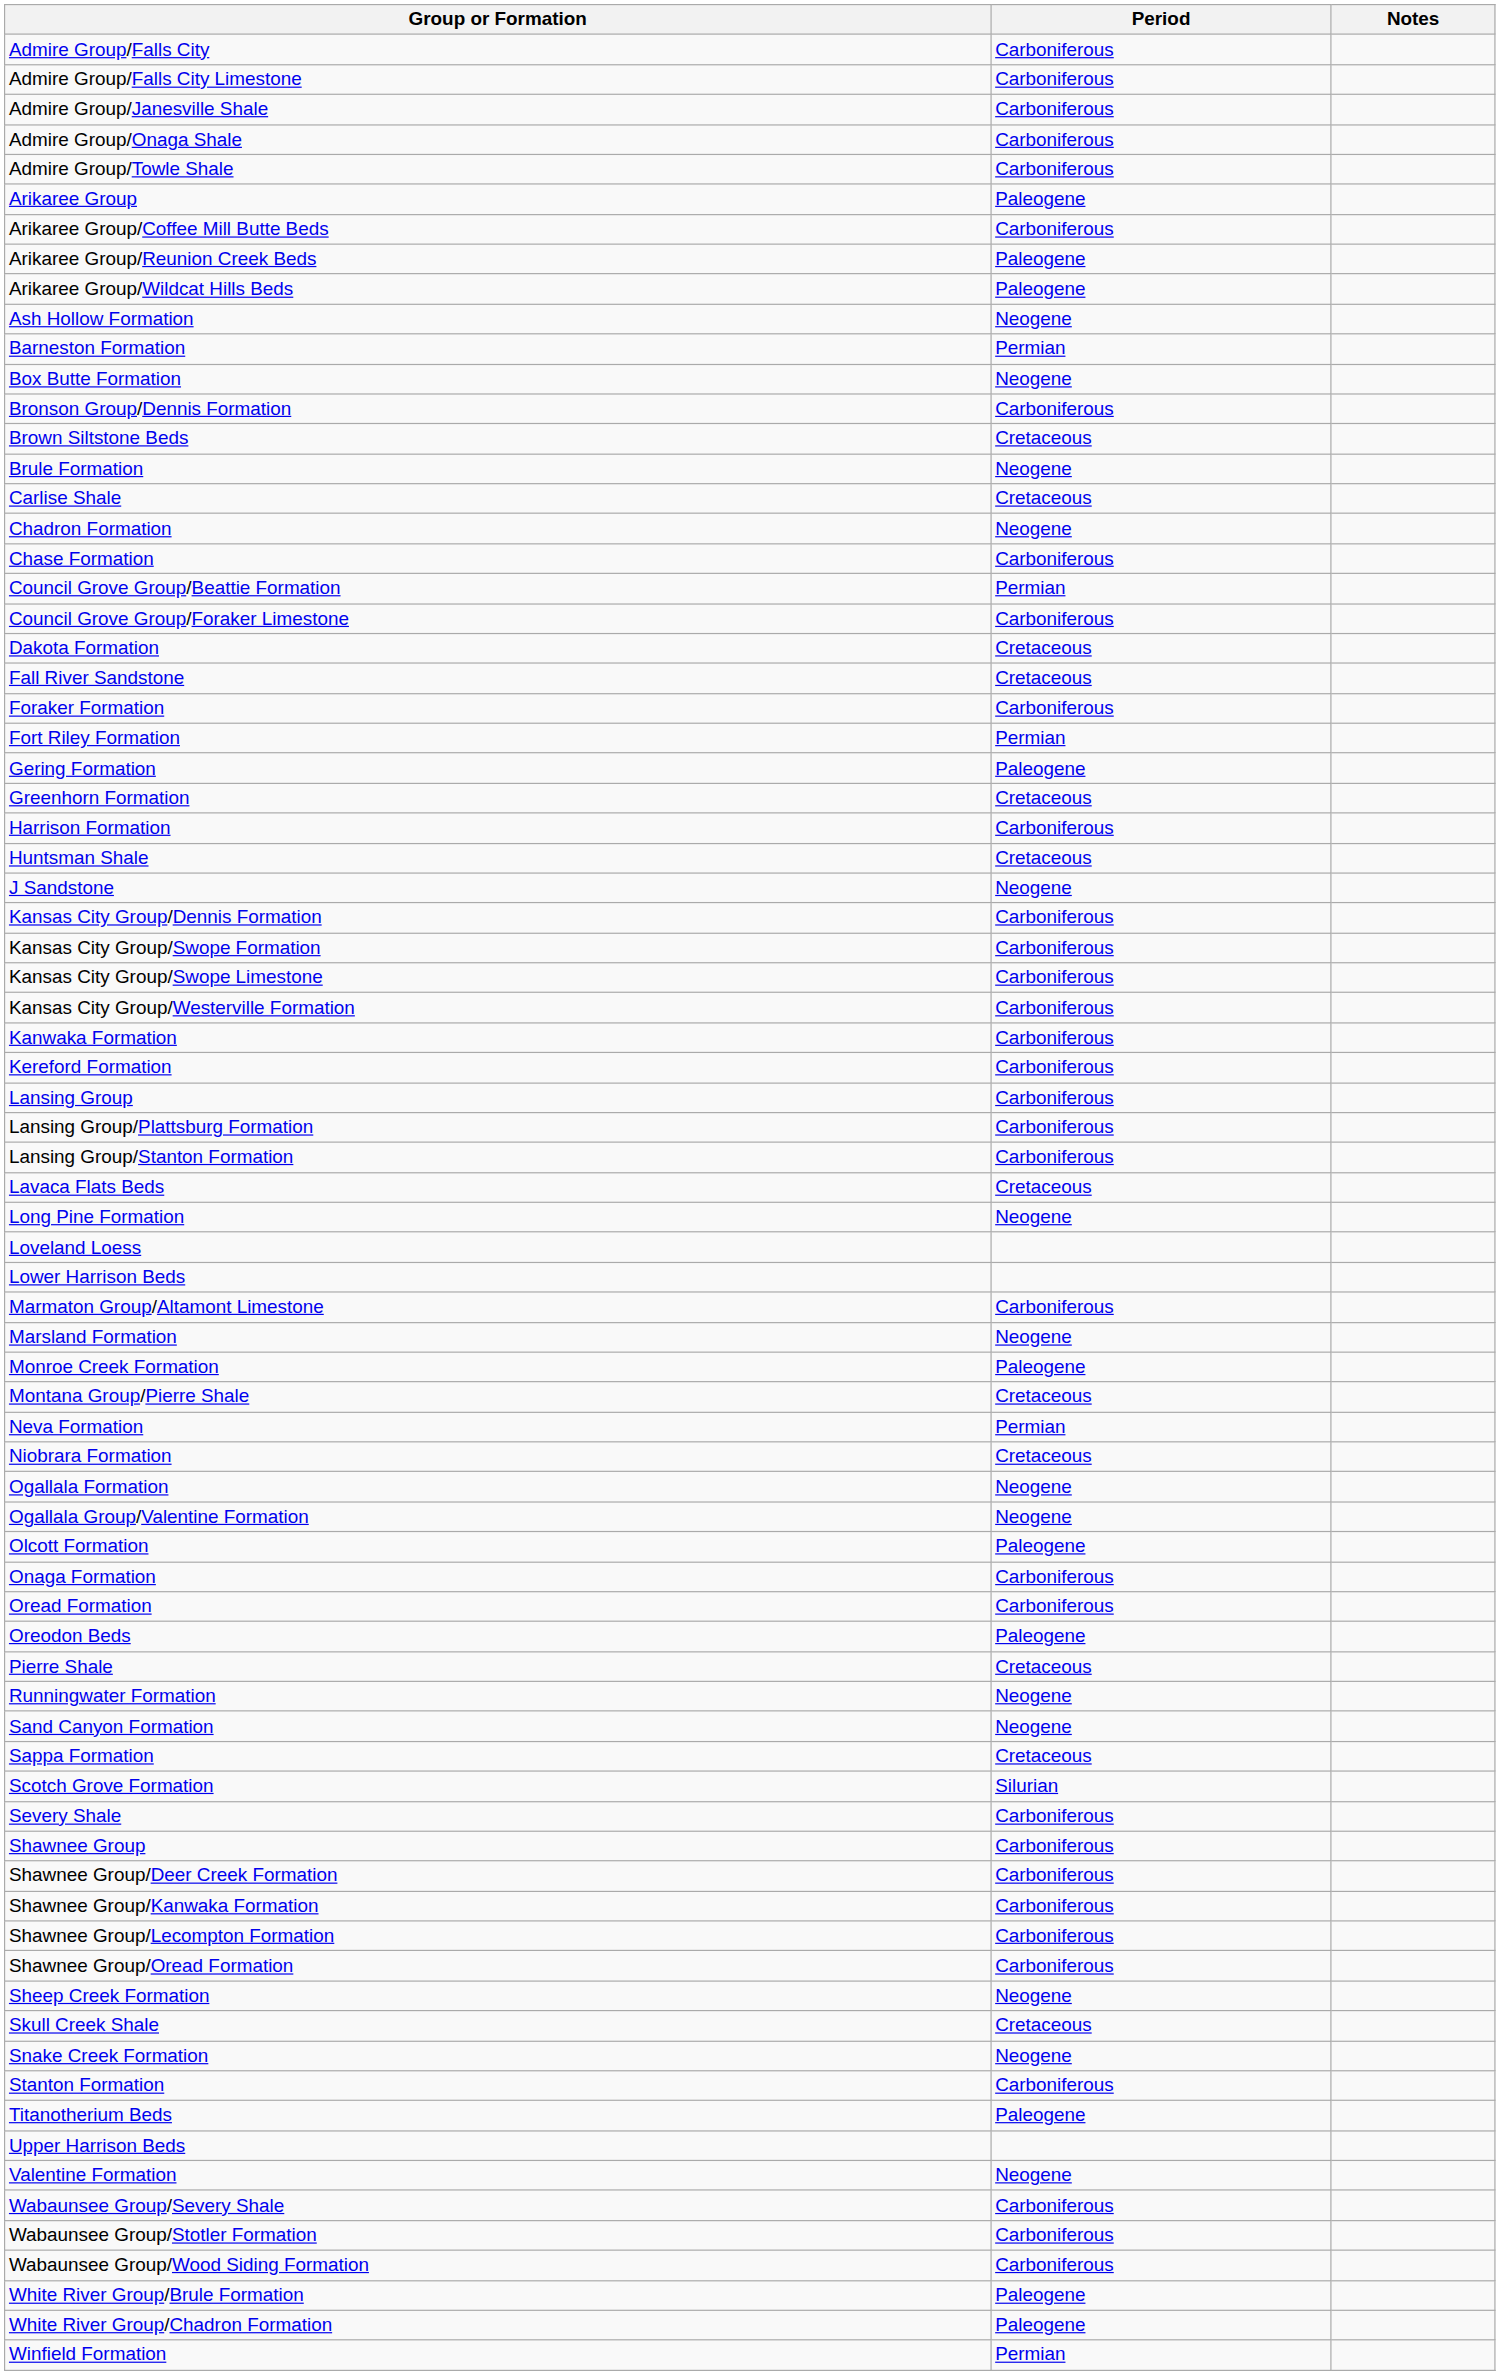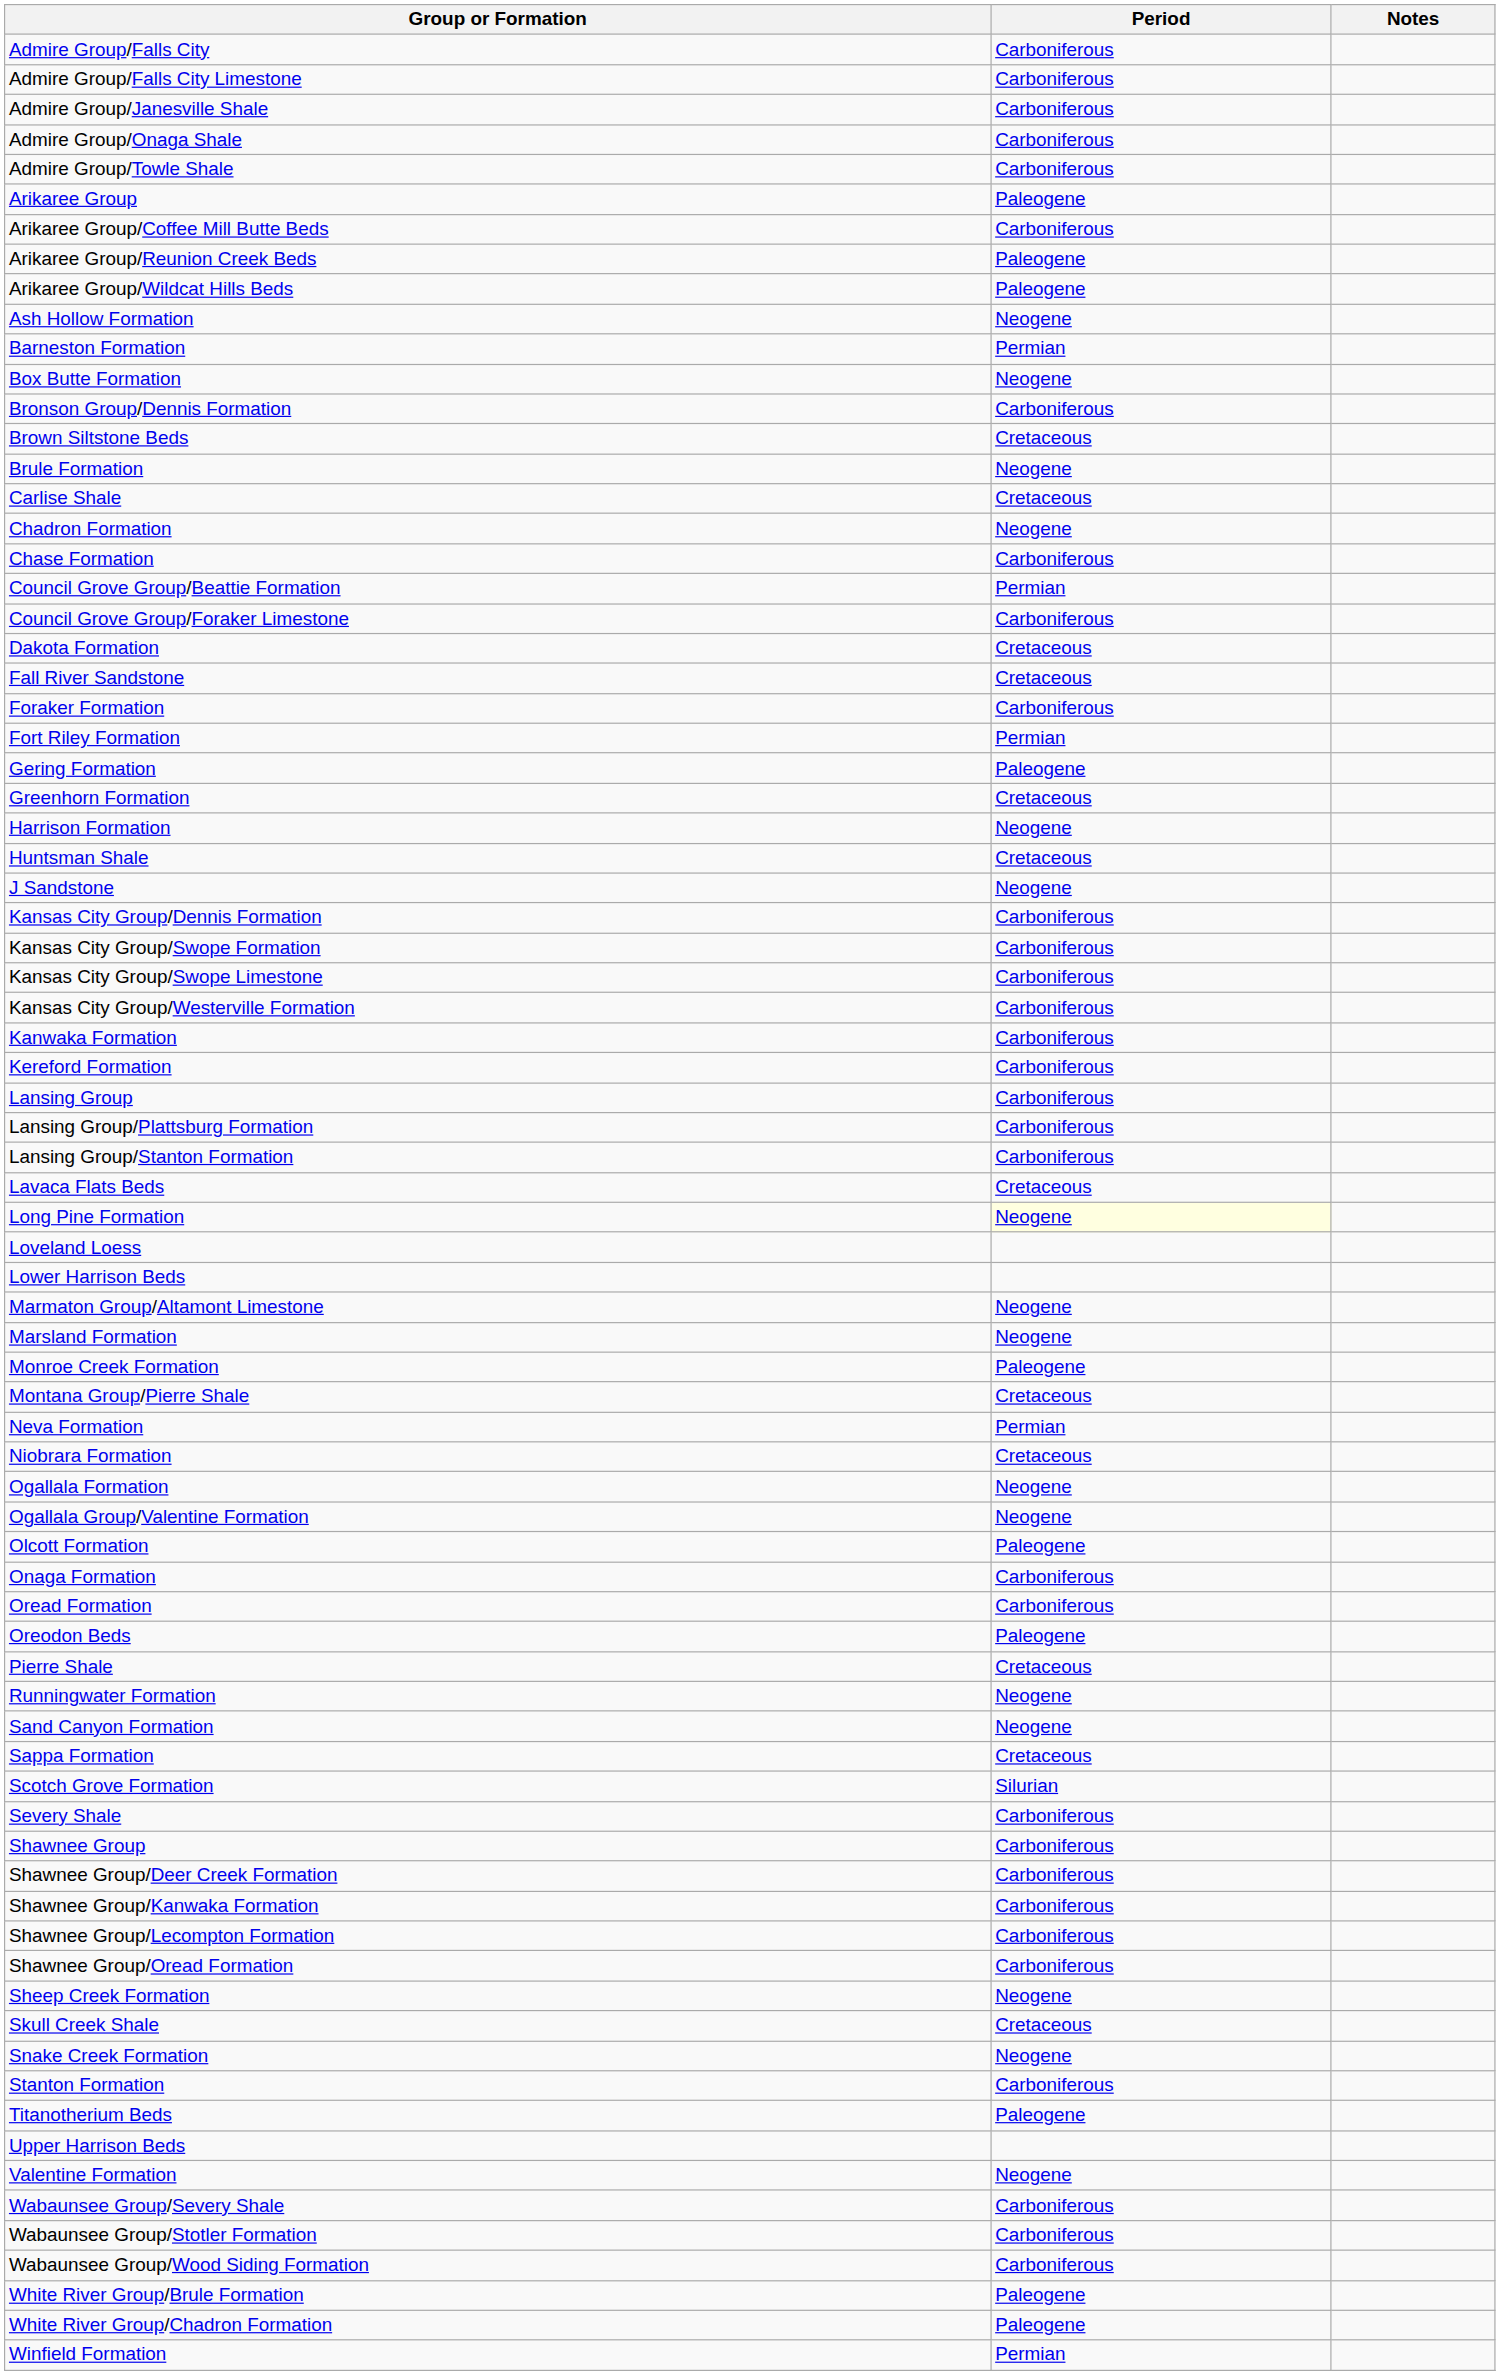(1054, 827) Carboniferous -> (1033, 827) Neogene
(1033, 1217) no background -> (1033, 1217) lightyellow background
(1054, 1306) Carboniferous -> (1033, 1306) Neogene
